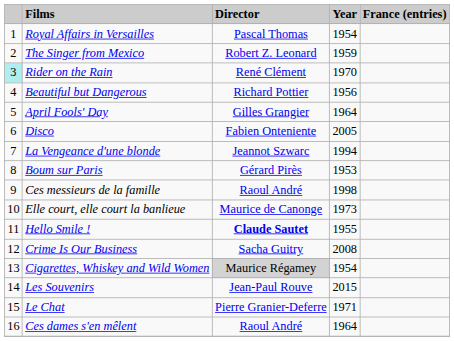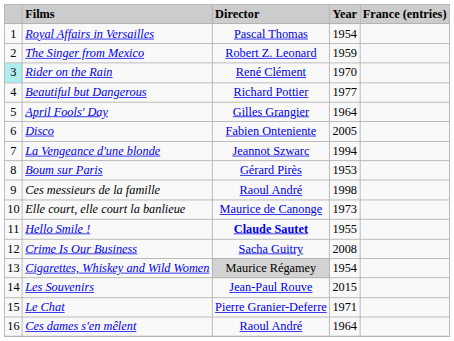(345, 92) 1956 -> (345, 92) 1977
